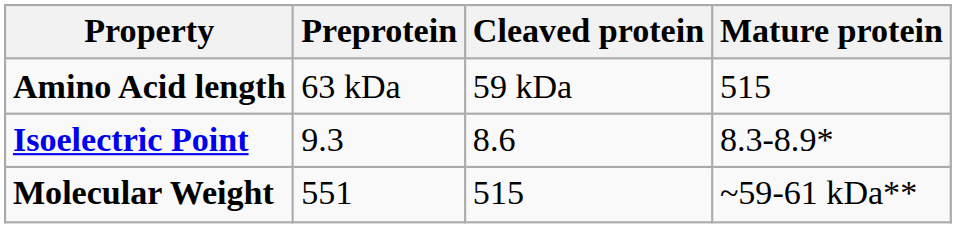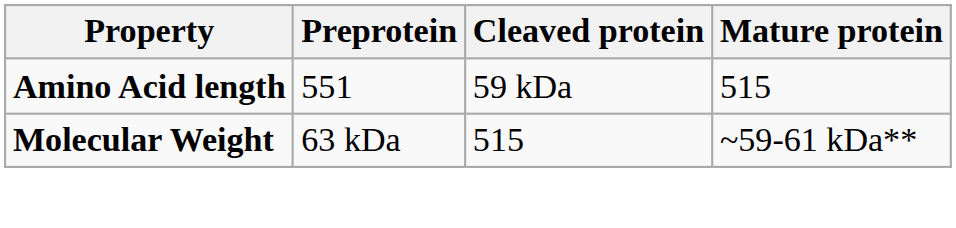(351, 85) 63 kDa -> (327, 85) 551
- row: (131, 139)
(327, 193) 551 -> (351, 139) 63 kDa
